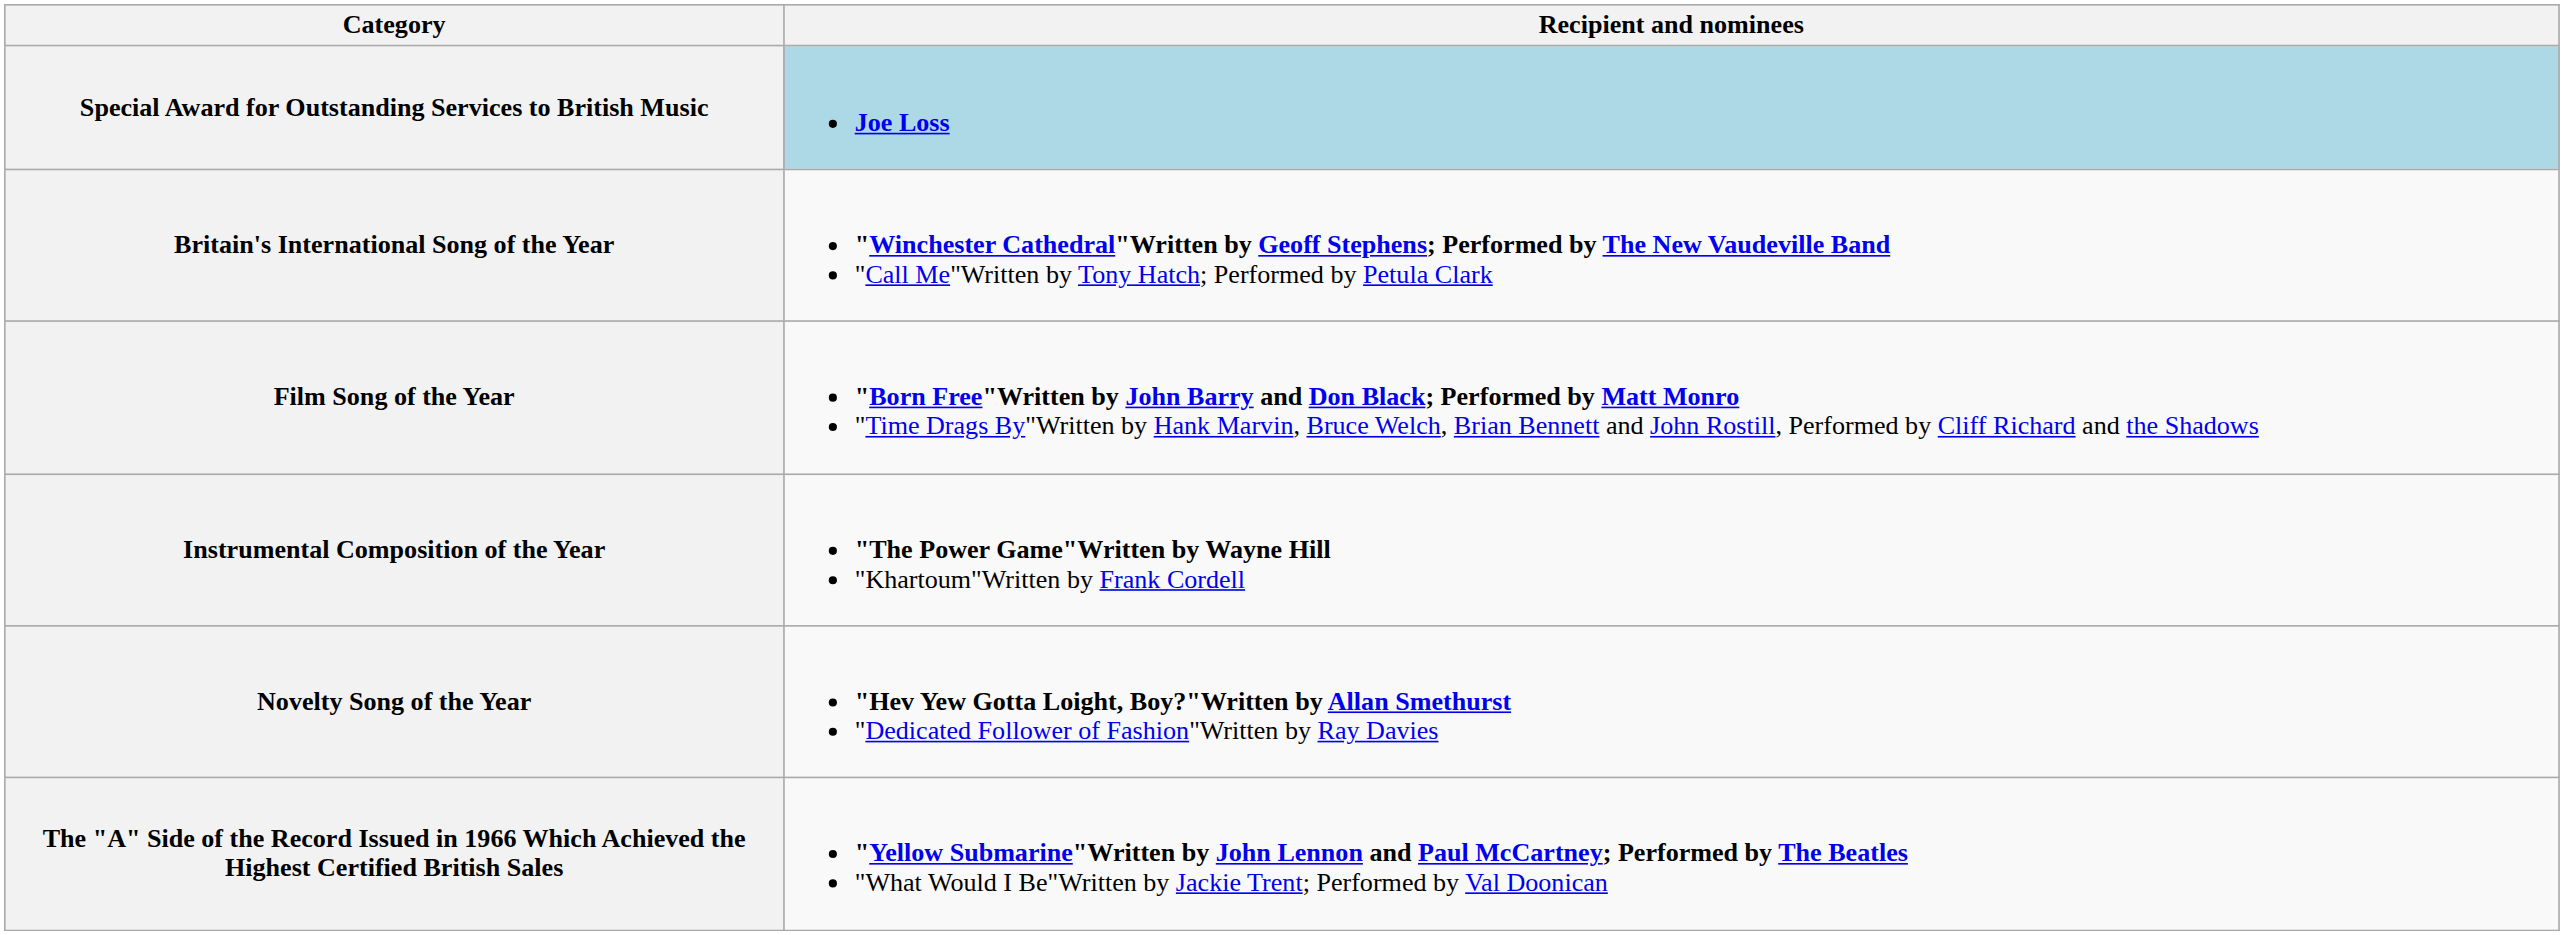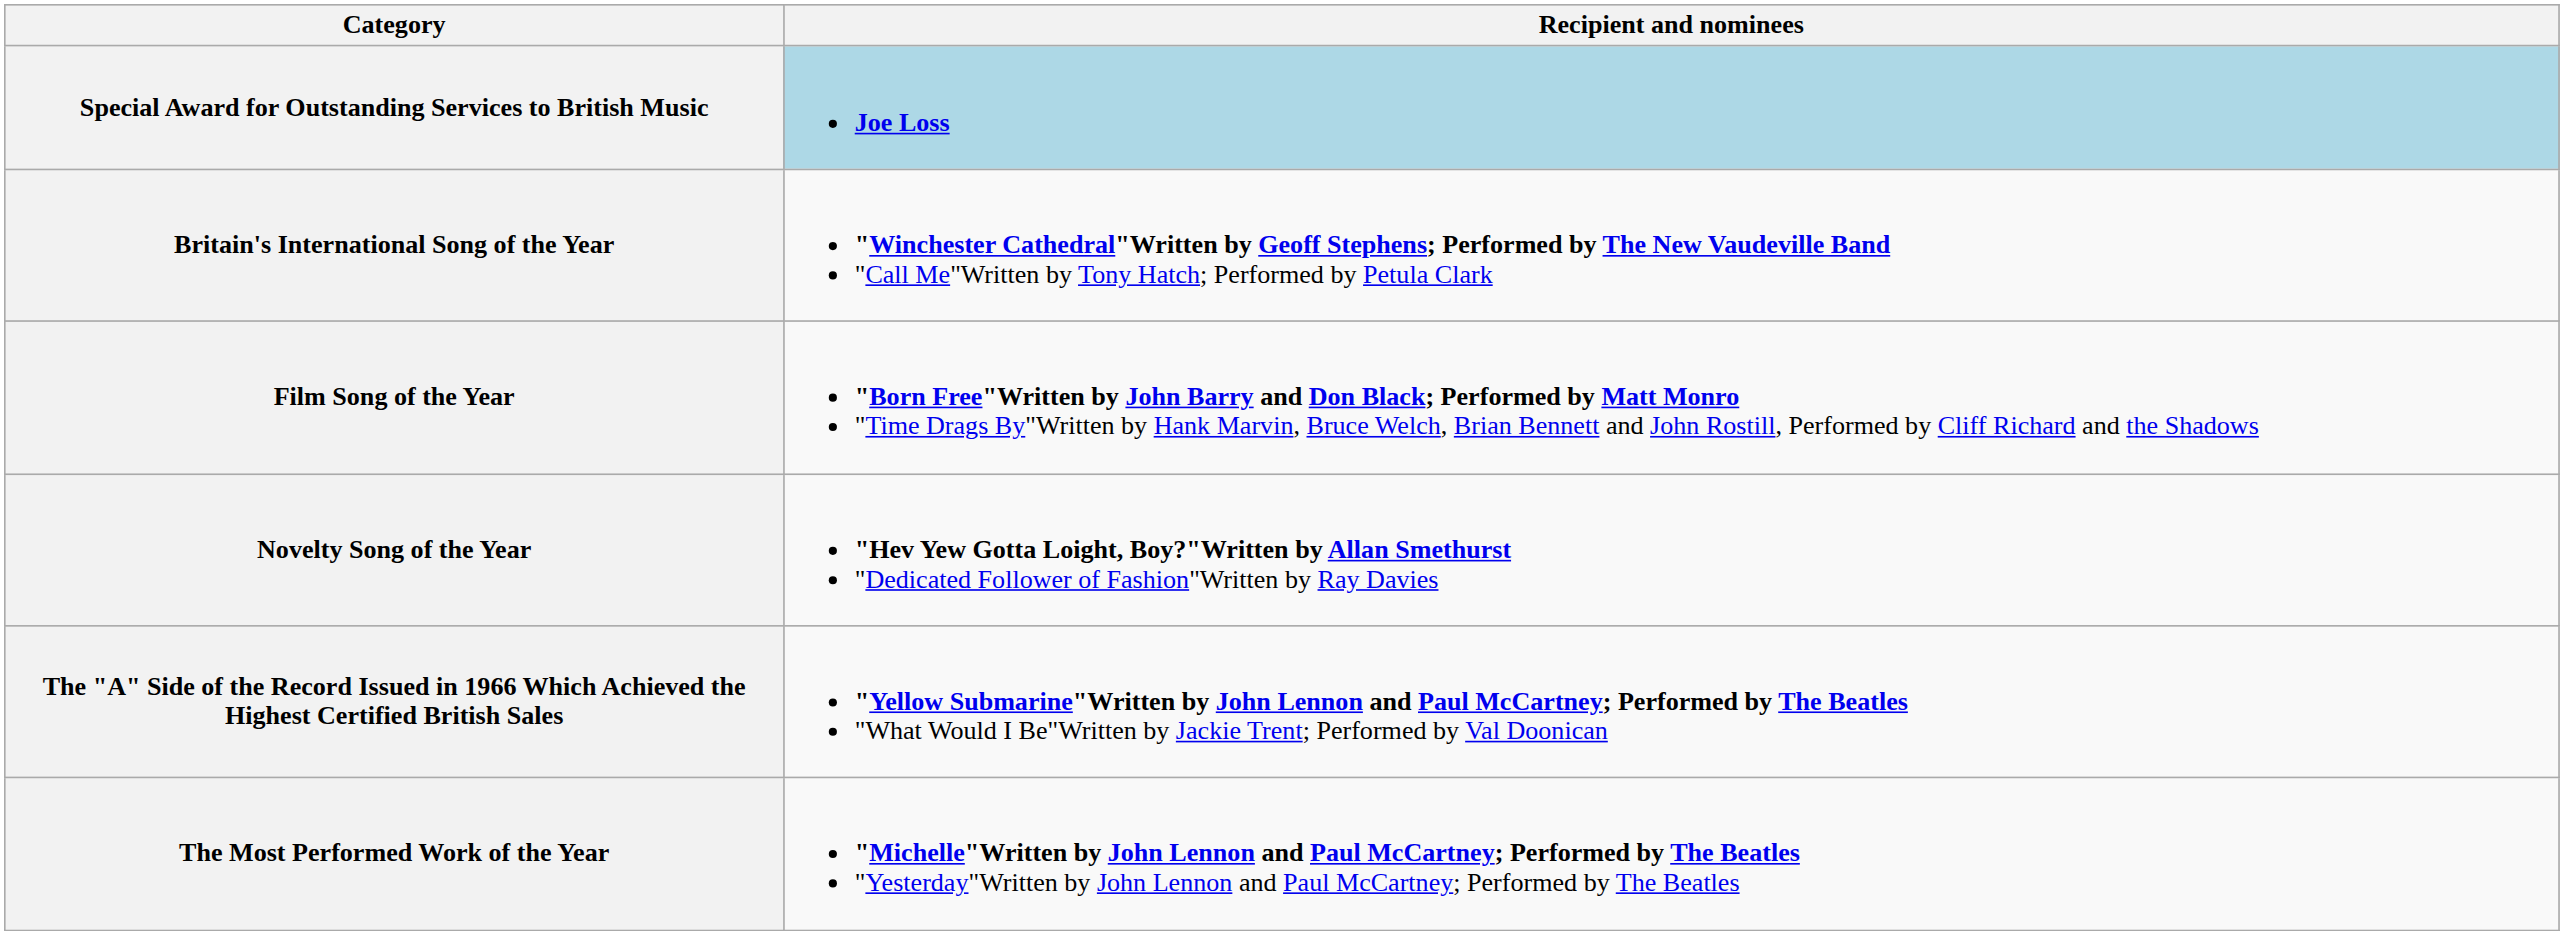- row: (394, 549)
+ row: (394, 853)
